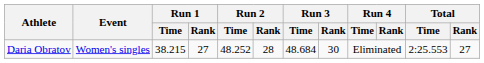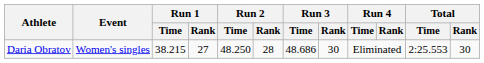(236, 49) 48.252 -> (236, 49) 48.250
(301, 49) 48.684 -> (301, 49) 48.686
(465, 49) 27 -> (465, 49) 30
